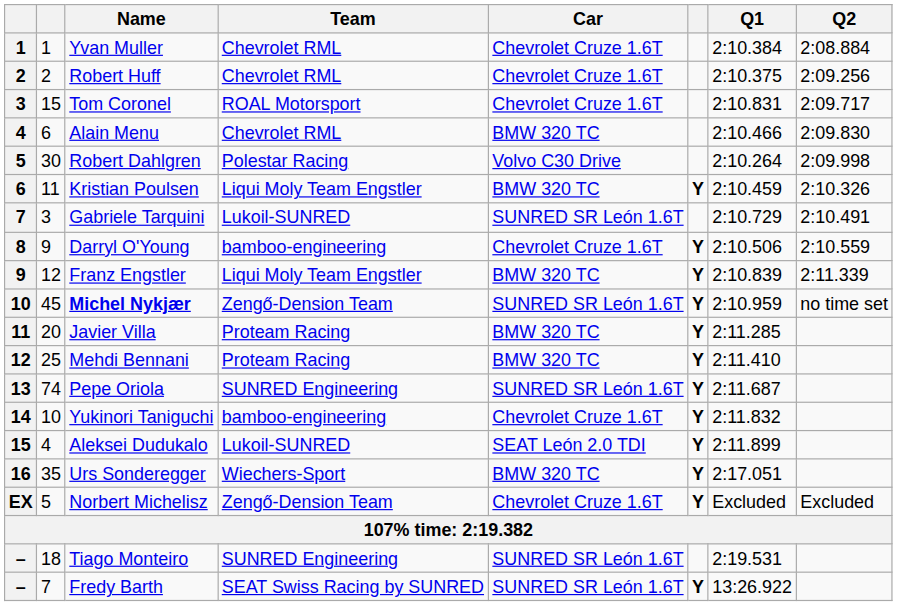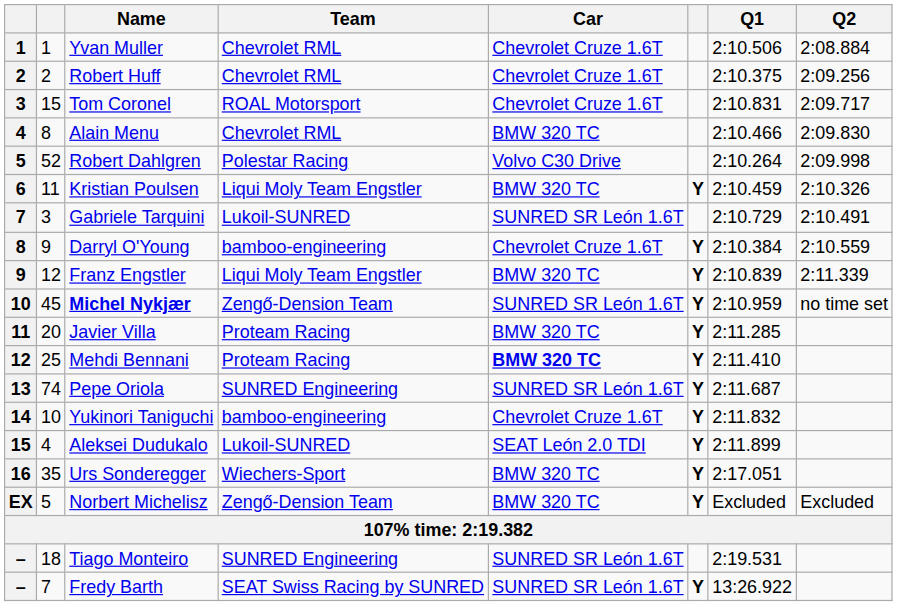(747, 47) 2:10.384 -> (747, 47) 2:10.506
(46, 133) 6 -> (46, 133) 8
(51, 161) 30 -> (51, 161) 52
(747, 246) 2:10.506 -> (747, 246) 2:10.384
(546, 360) normal -> (547, 360) bold
(578, 502) Chevrolet Cruze 1.6T -> (546, 502) BMW 320 TC
